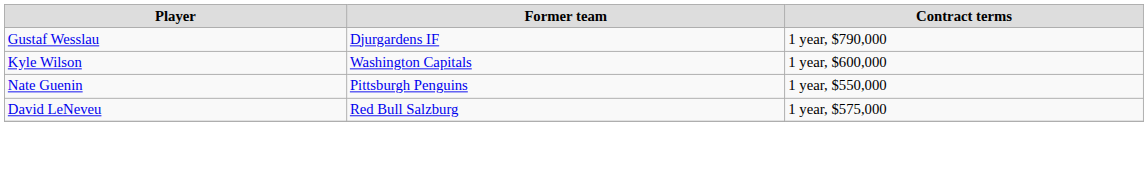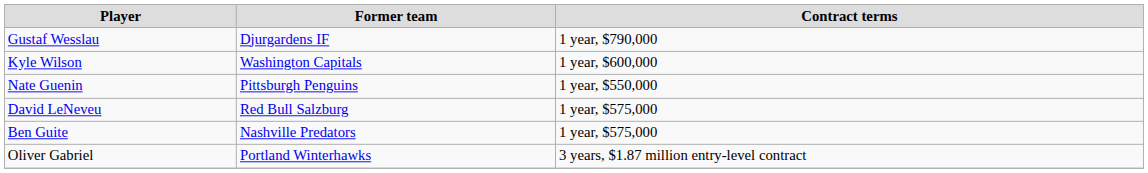+ row: (38, 132)
+ row: (51, 156)
